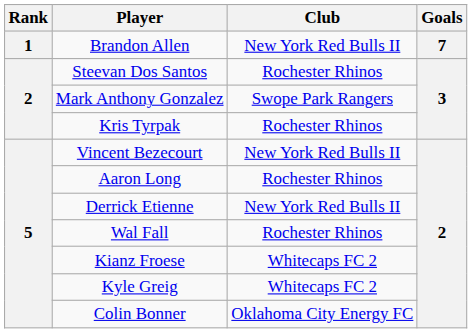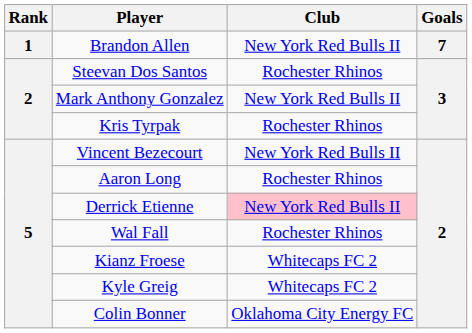(322, 98) Swope Park Rangers -> (322, 98) New York Red Bulls II
(322, 206) no background -> (322, 206) pink background
